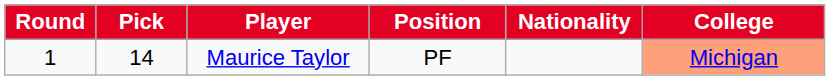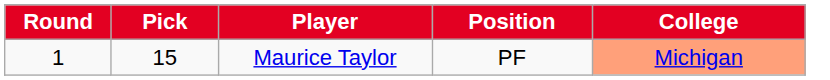- column: (574, 22)
(141, 57) 14 -> (165, 57) 15
